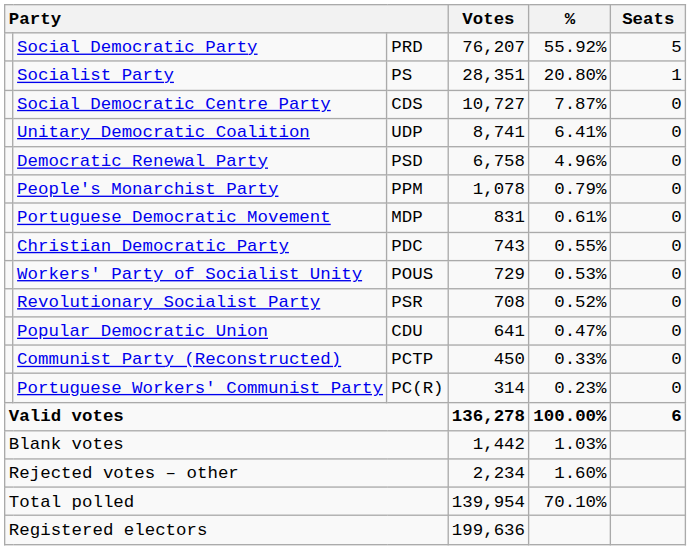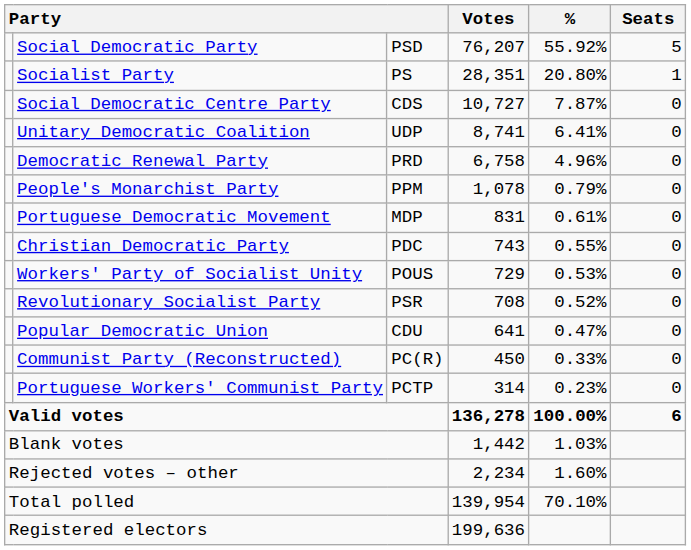(407, 47) PRD -> (407, 47) PSD
(407, 161) PSD -> (407, 161) PRD
(412, 360) PCTP -> (417, 360) PC(R)
(417, 388) PC(R) -> (412, 388) PCTP
